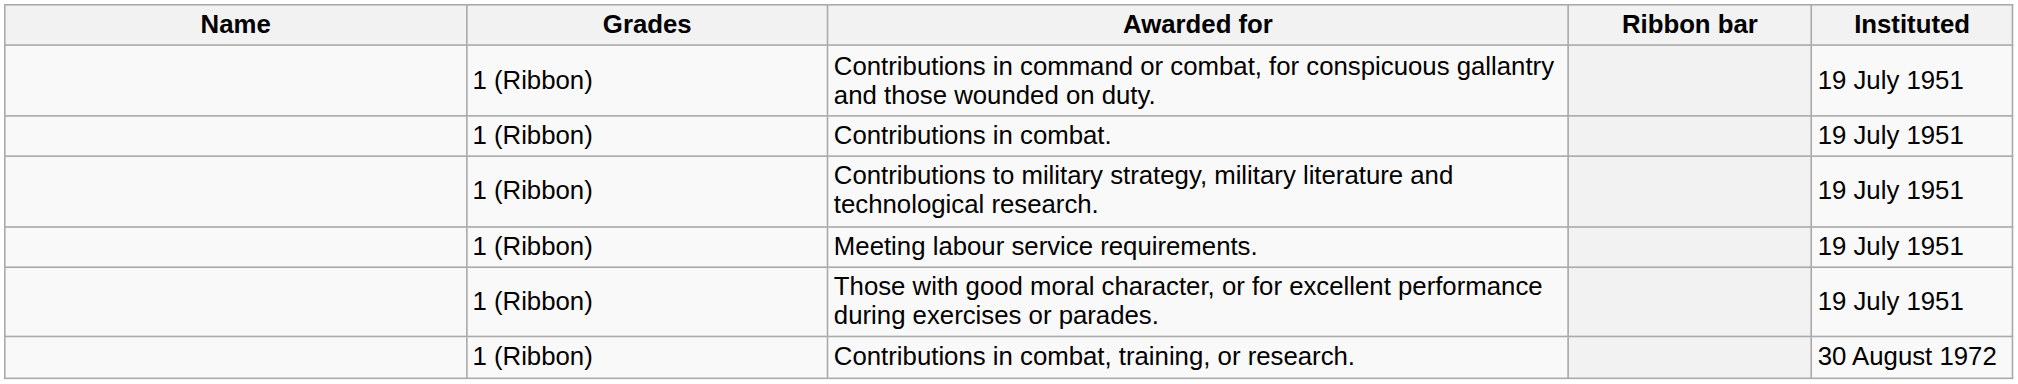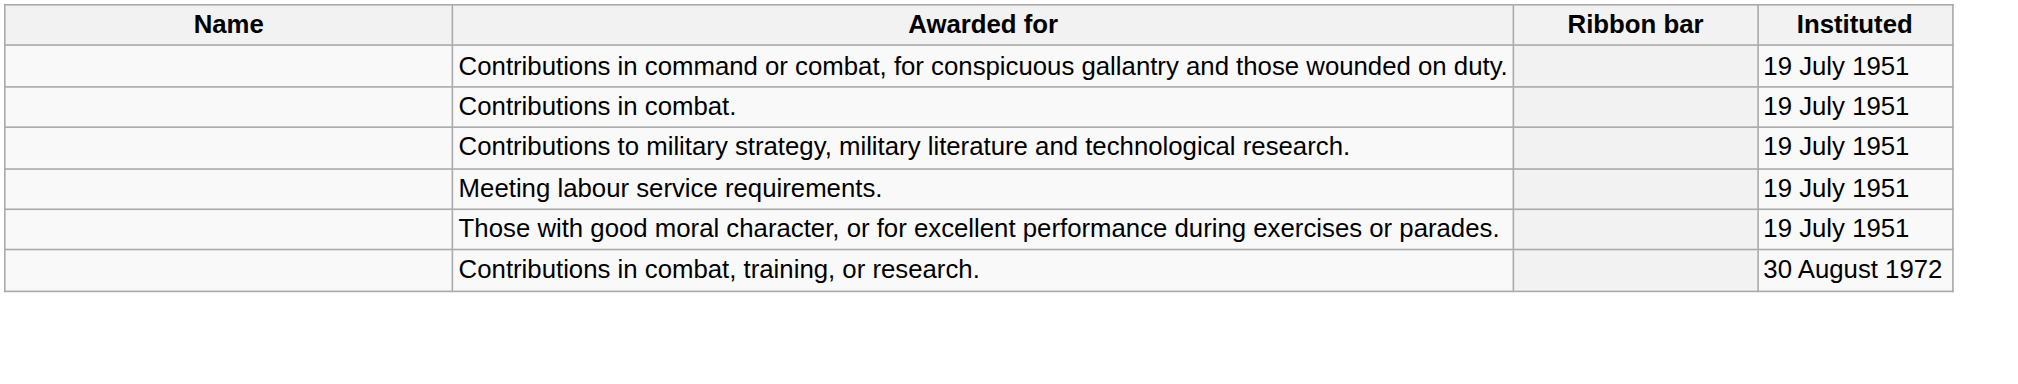- column: (647, 24)
